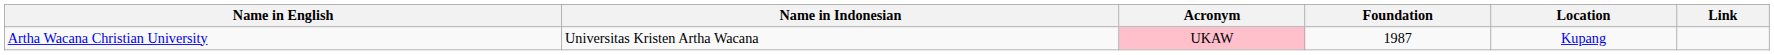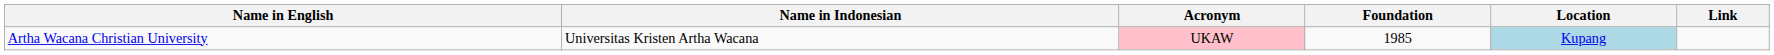(1398, 38) 1987 -> (1398, 38) 1985
(1584, 38) no background -> (1584, 38) lightblue background
